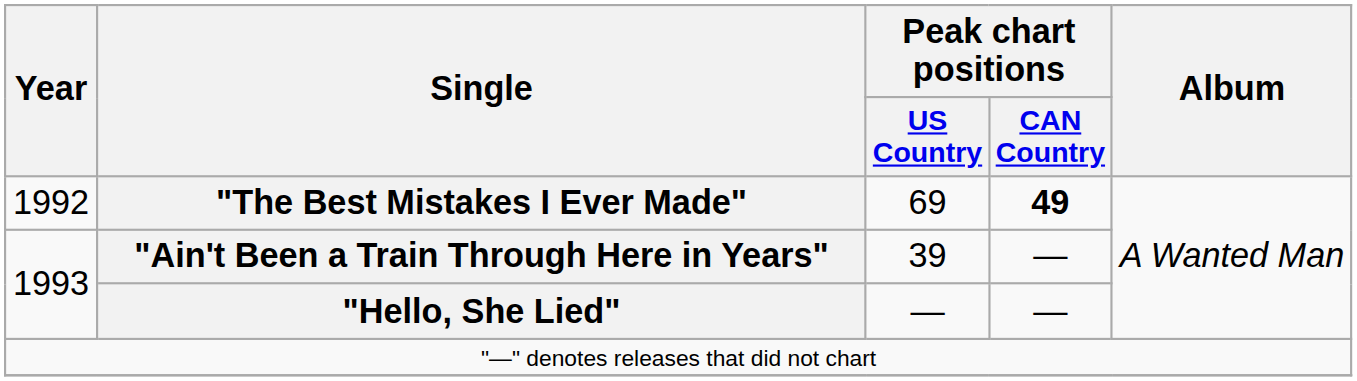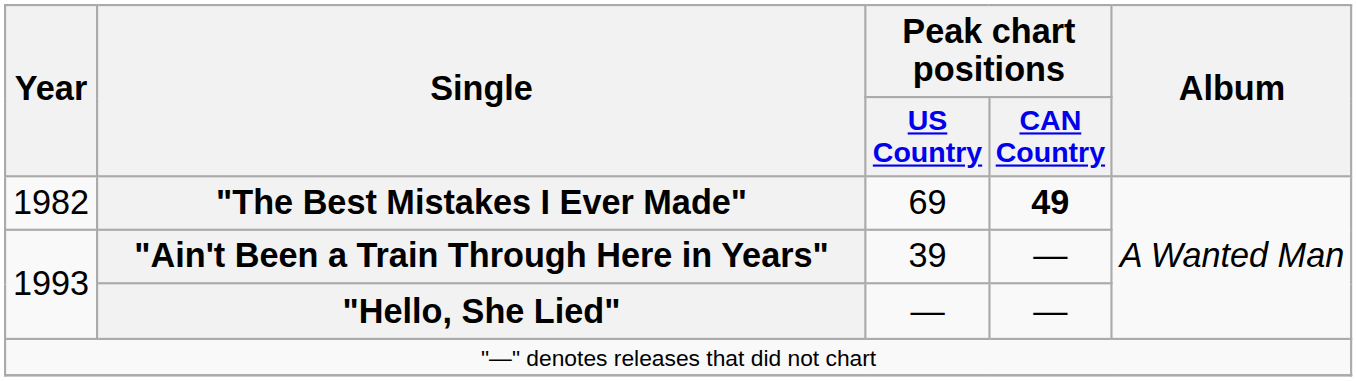(51, 202) 1992 -> (51, 202) 1982
